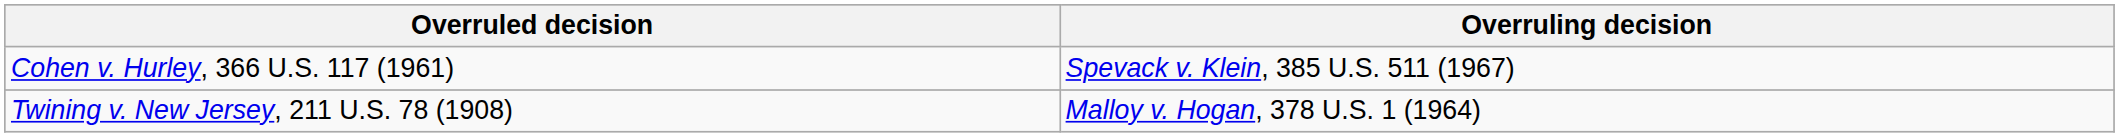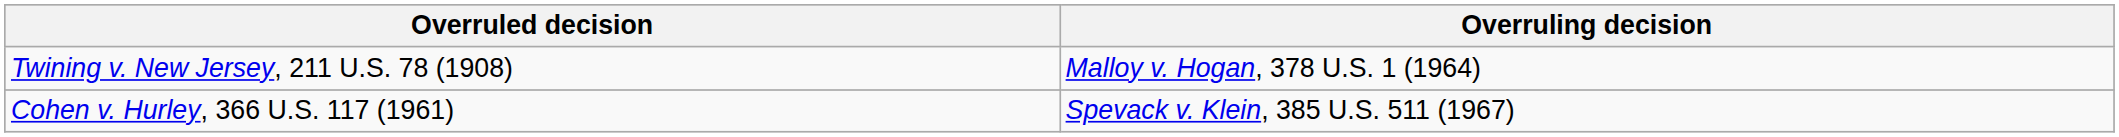rows swapped: (262, 110) <-> (233, 68)
